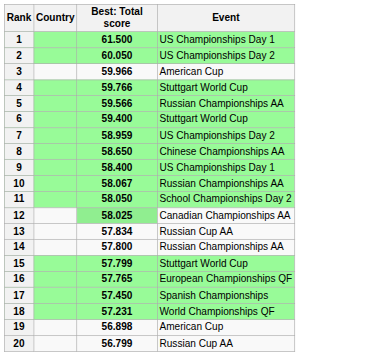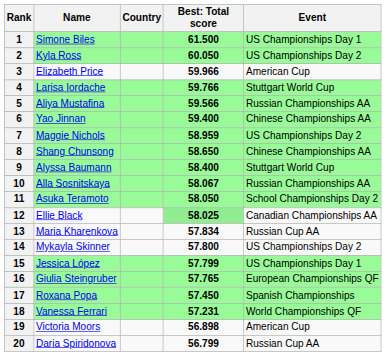+ column: (77, 18)
(204, 119) Stuttgart World Cup -> (308, 119) Chinese Championships AA
(217, 167) US Championships Day 1 -> (290, 167) Stuttgart World Cup
(222, 247) Russian Championships AA -> (304, 247) US Championships Day 2
(204, 263) Stuttgart World Cup -> (304, 263) US Championships Day 1
